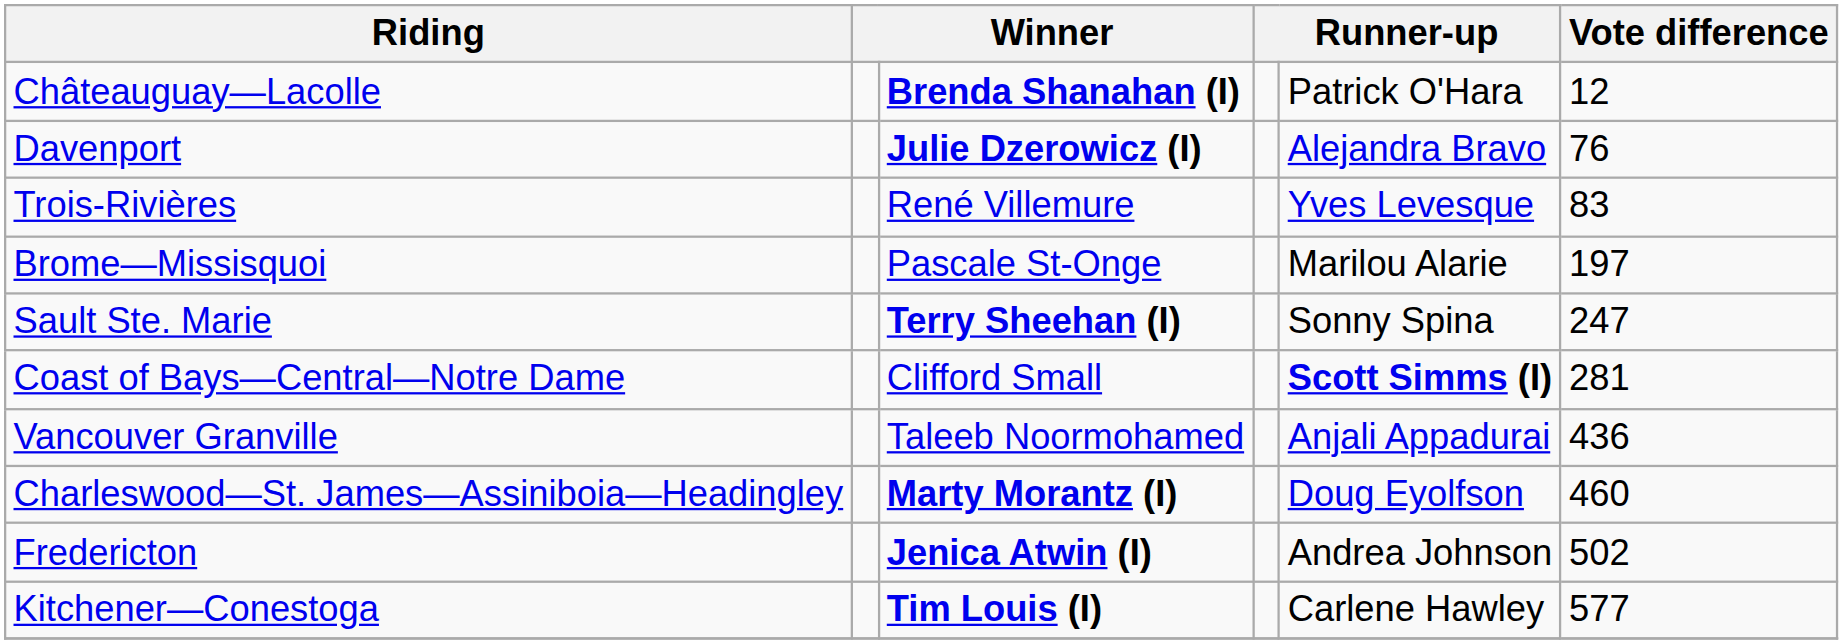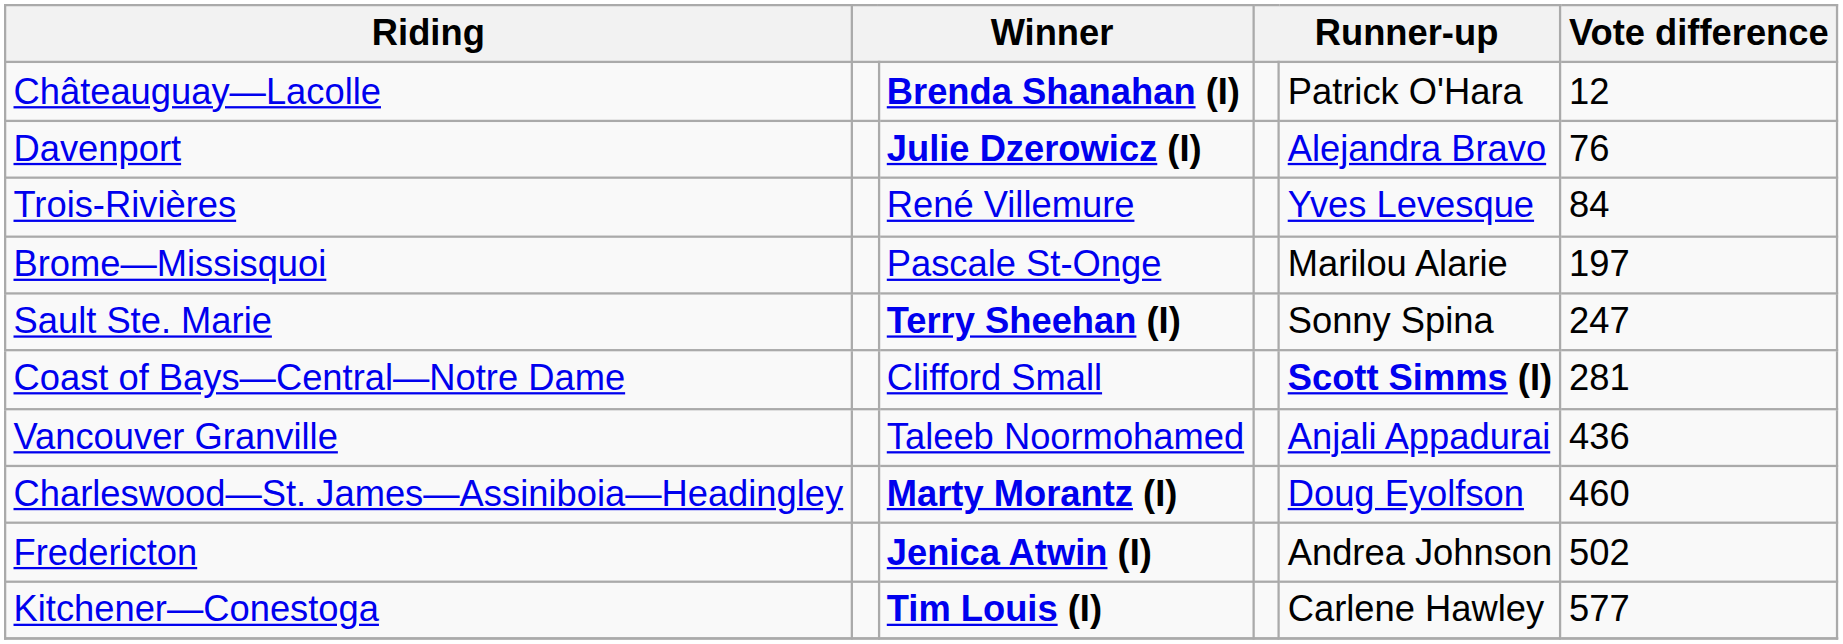(1589, 206) 83 -> (1589, 206) 84
